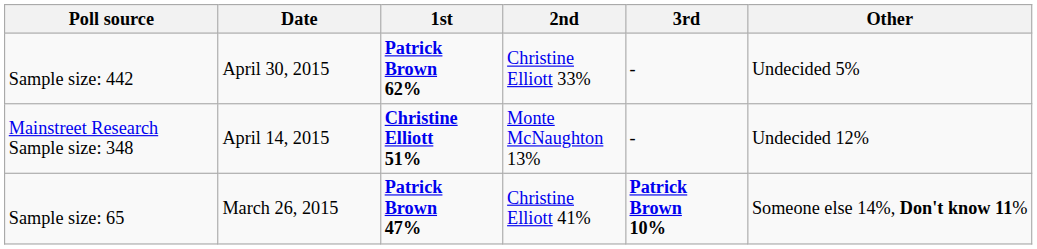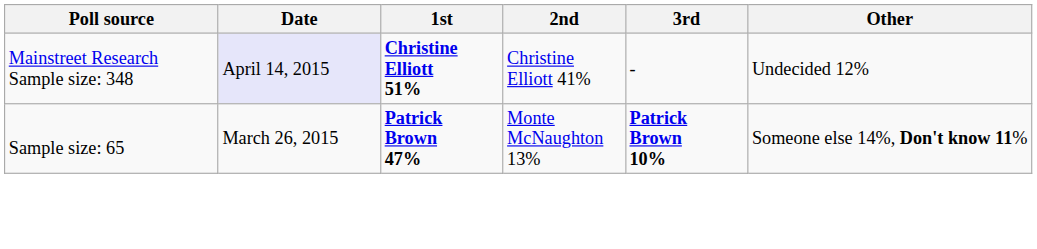- row: (71, 78)
(276, 138) no background -> (276, 68) lavender background
(555, 138) Monte McNaughton 13% -> (549, 68) Christine Elliott 41%
(549, 208) Christine Elliott 41% -> (555, 138) Monte McNaughton 13%
